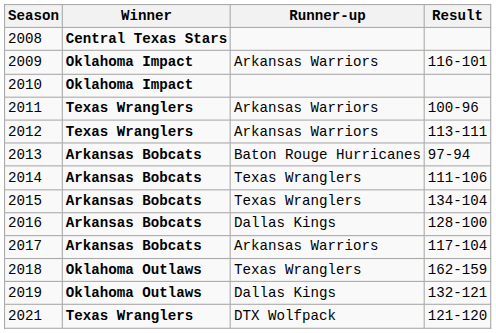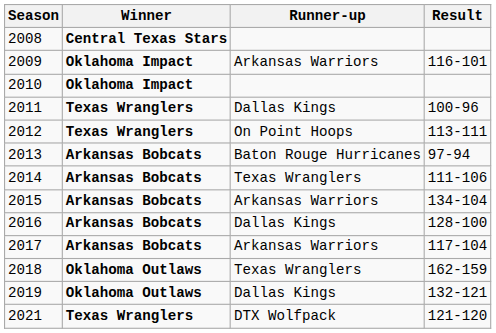(306, 108) Arkansas Warriors -> (285, 108) Dallas Kings
(306, 132) Arkansas Warriors -> (294, 132) On Point Hoops
(298, 201) Texas Wranglers -> (306, 201) Arkansas Warriors
